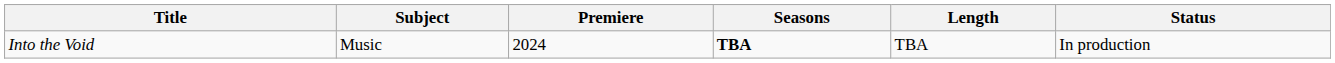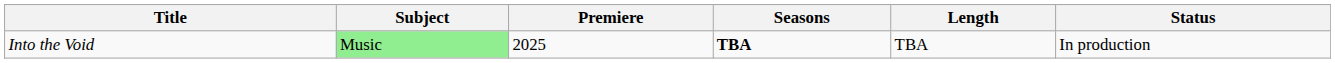(361, 44) no background -> (361, 44) lightgreen background
(529, 44) 2024 -> (529, 44) 2025
